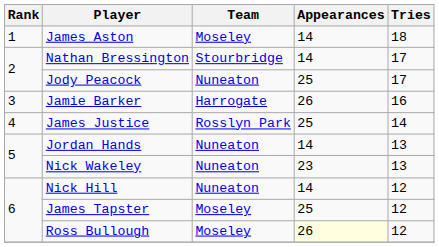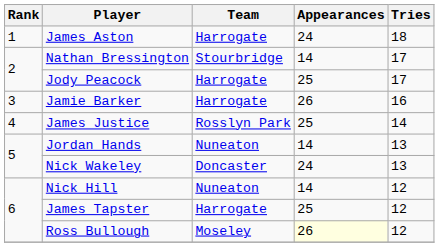(223, 37) Moseley -> (231, 37) Harrogate
(305, 37) 14 -> (305, 37) 24
(227, 80) Nuneaton -> (231, 80) Harrogate
(227, 167) Nuneaton -> (231, 167) Doncaster
(305, 167) 23 -> (305, 167) 24
(223, 210) Moseley -> (231, 210) Harrogate
